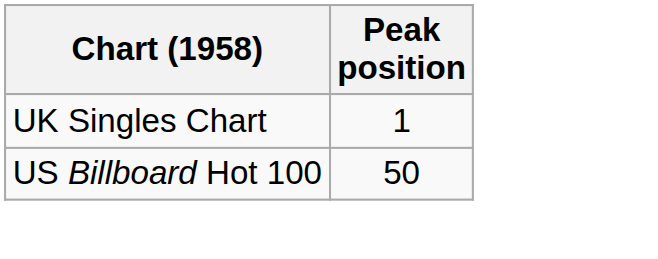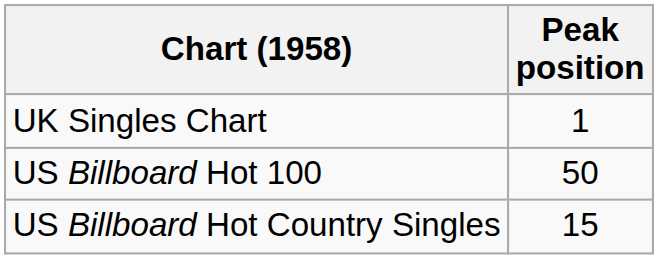+ row: (257, 225)
